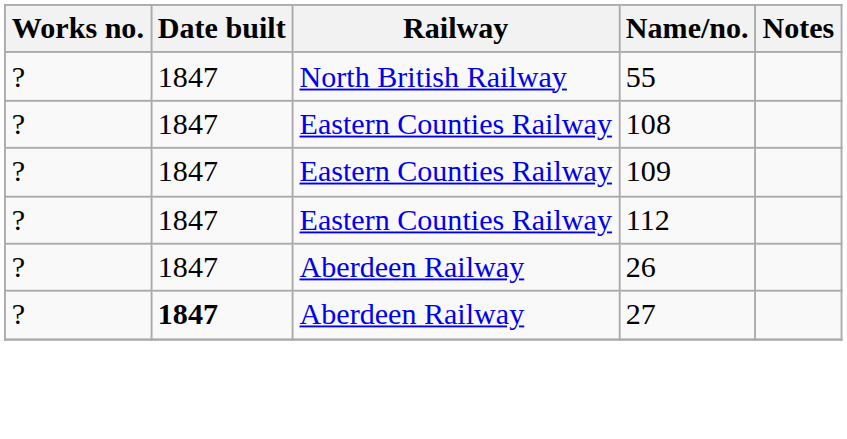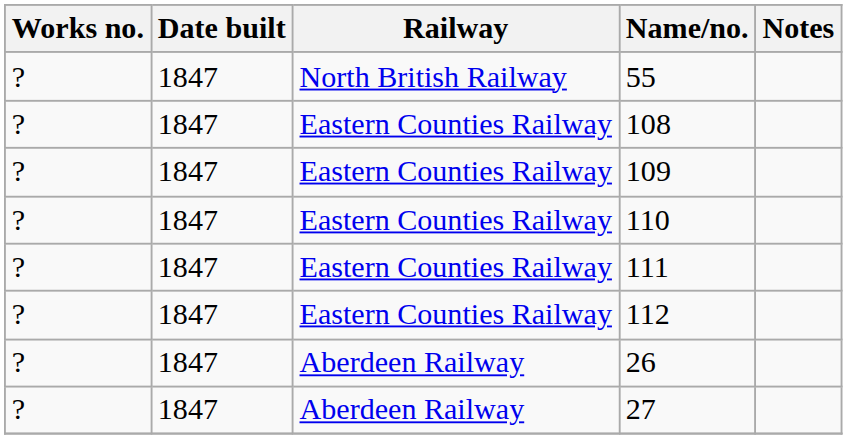+ row: (648, 219)
+ row: (647, 266)
(188, 314) bold -> (188, 409) normal
